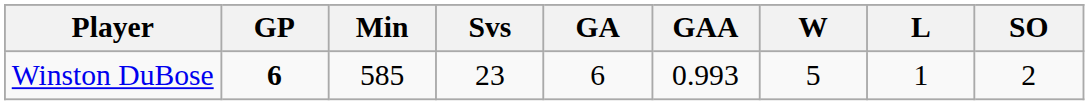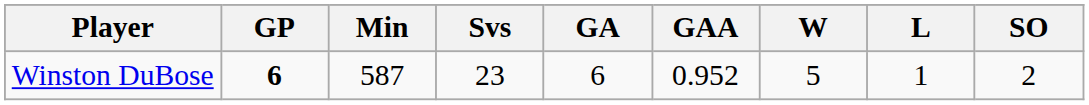(382, 74) 585 -> (382, 74) 587
(705, 74) 0.993 -> (705, 74) 0.952
